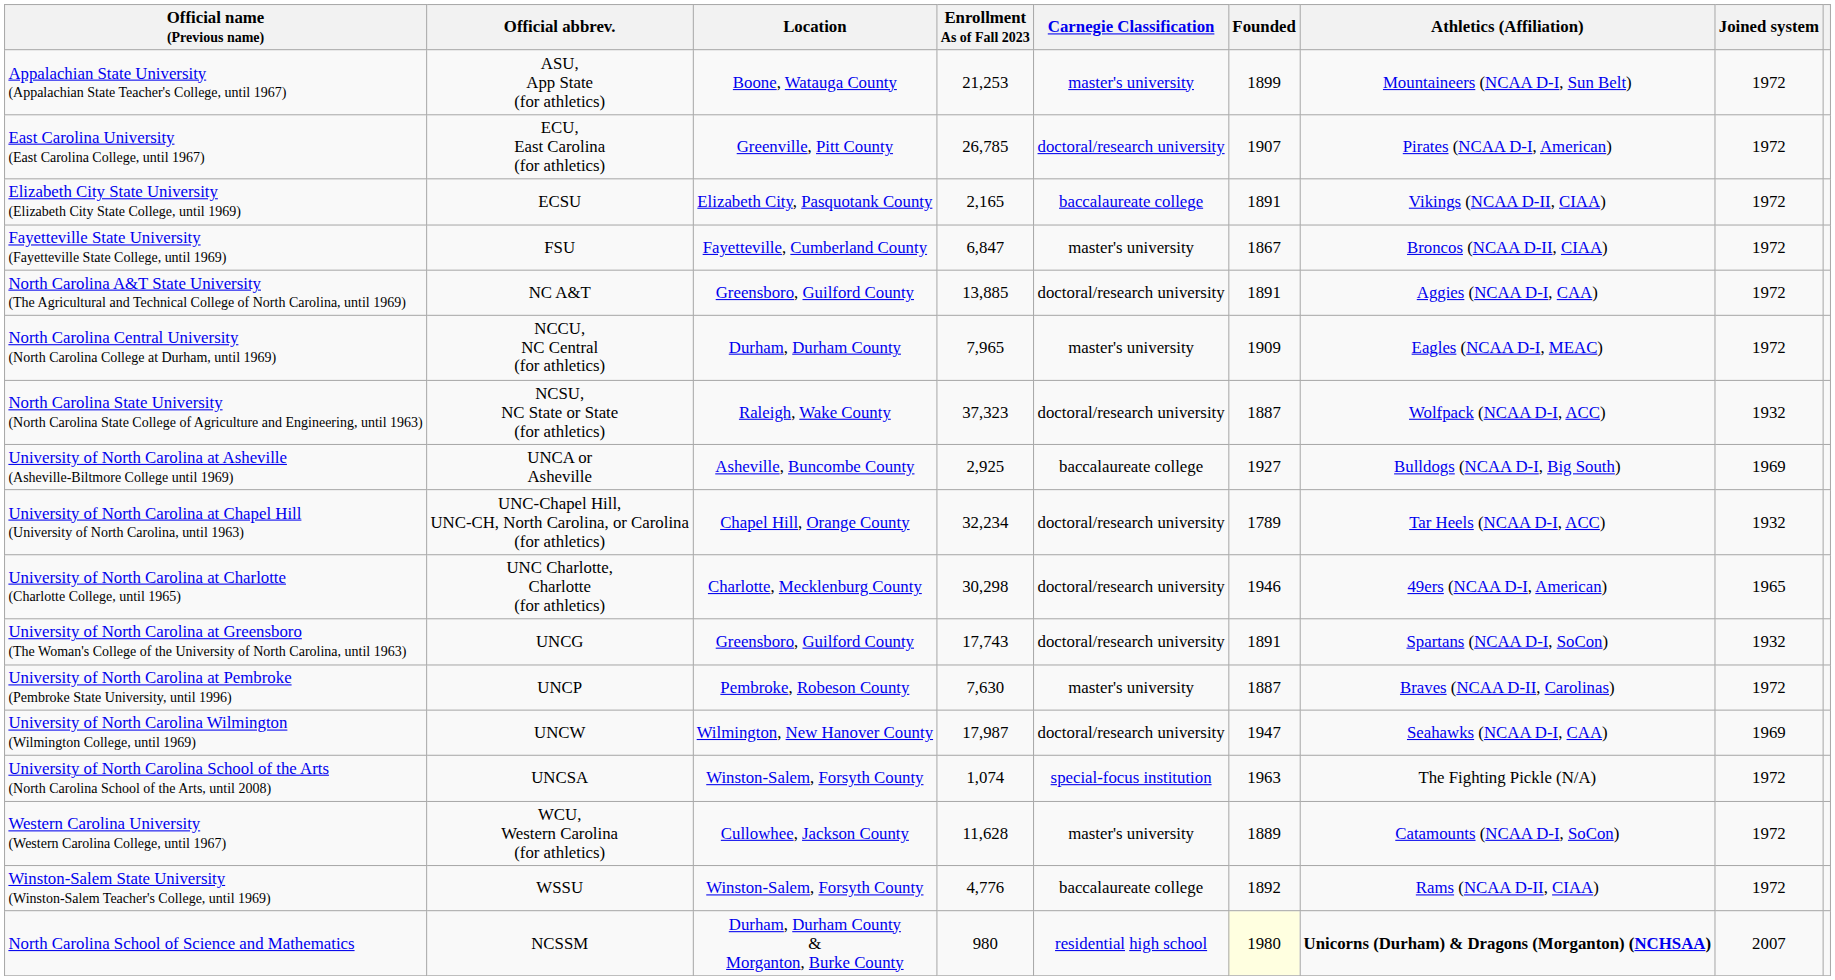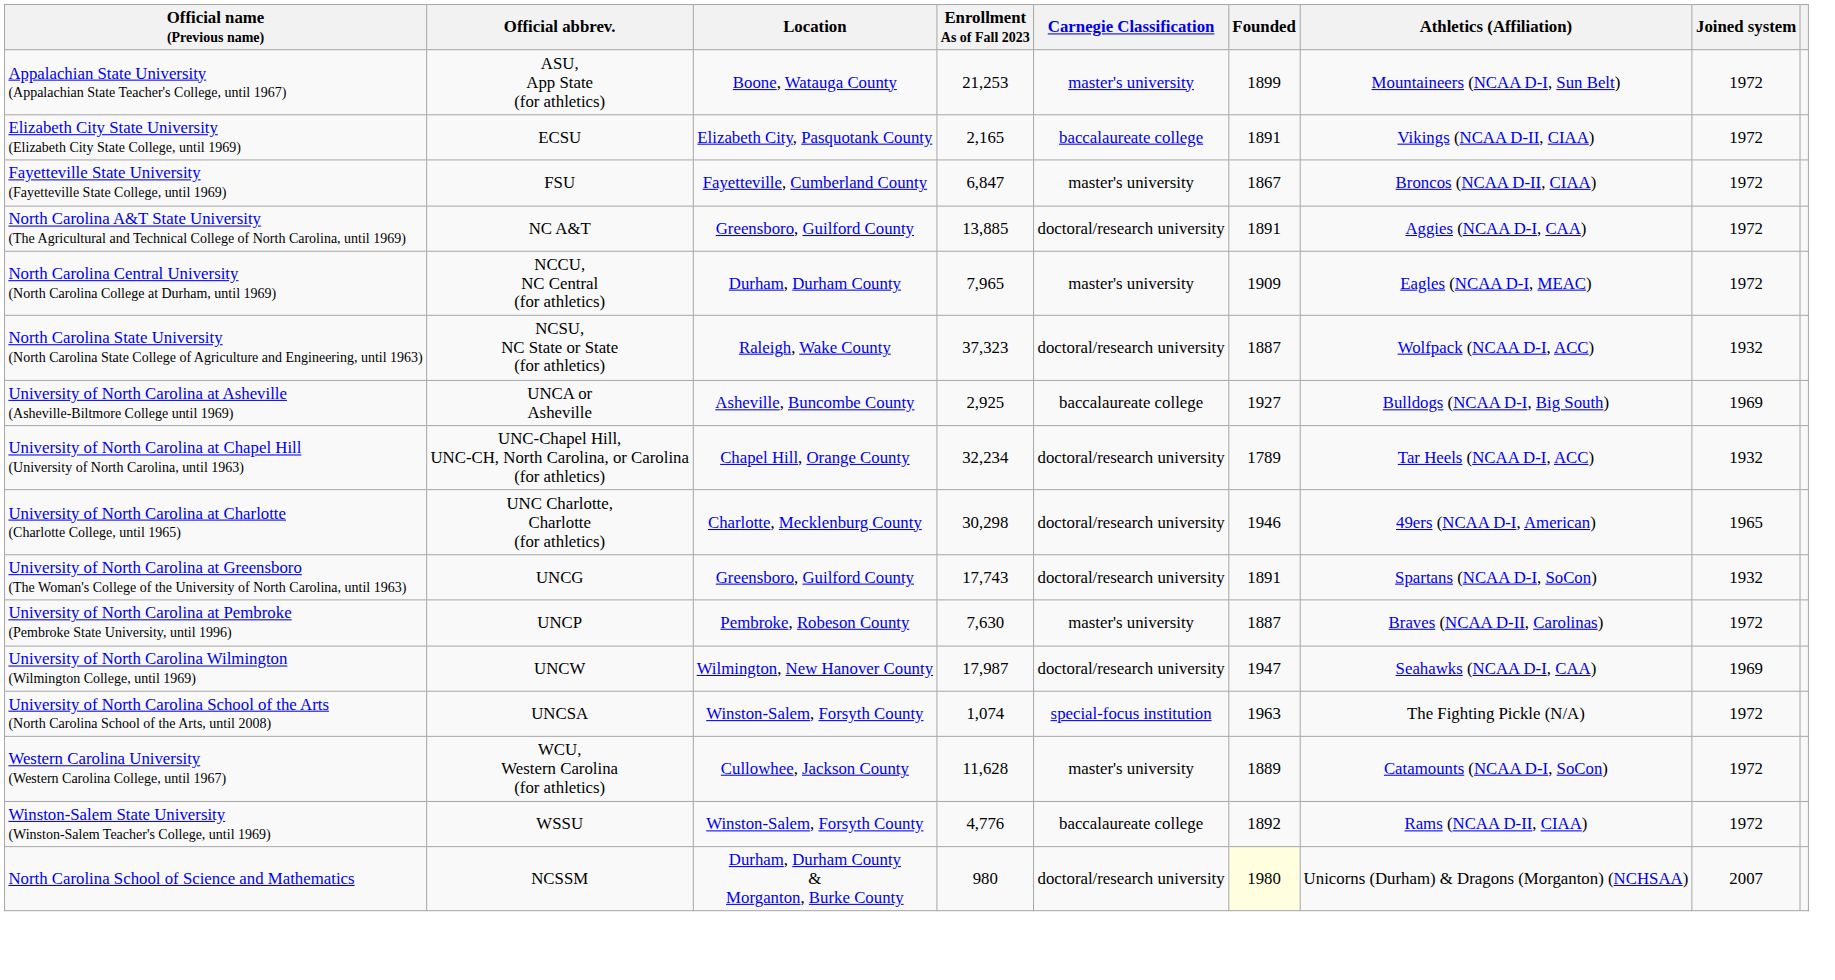- row: (107, 146)
(1131, 943) residential high school -> (1131, 878) doctoral/research university
(1507, 943) bold -> (1496, 878) normal
